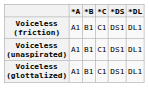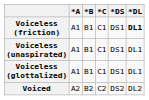(135, 28) normal -> (135, 28) bold
+ row: (37, 89)
